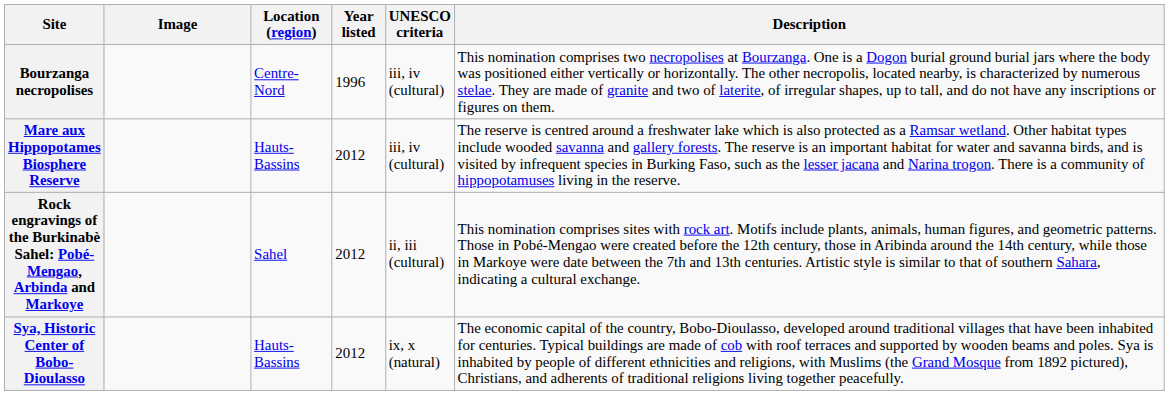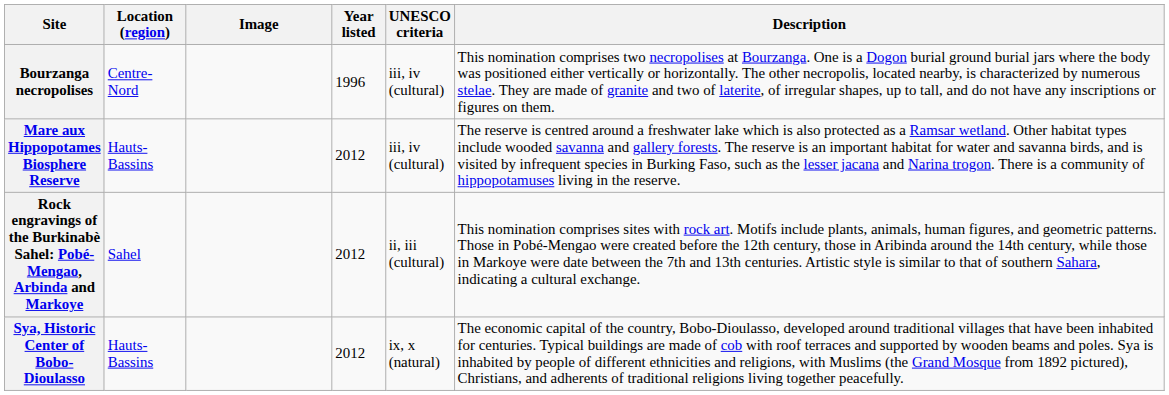columns swapped: (178, 24) <-> (291, 24)
